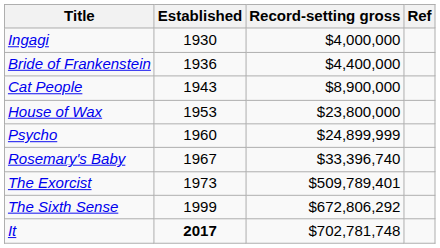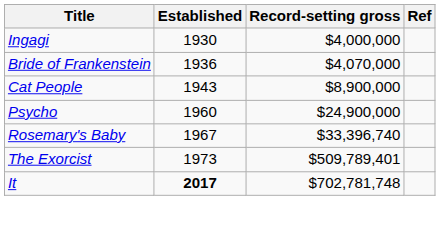(363, 64) $4,400,000 -> (363, 64) $4,070,000
- row: (55, 111)
(359, 135) $24,899,999 -> (359, 111) $24,900,000
- row: (63, 207)
